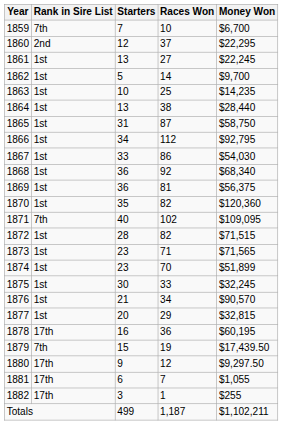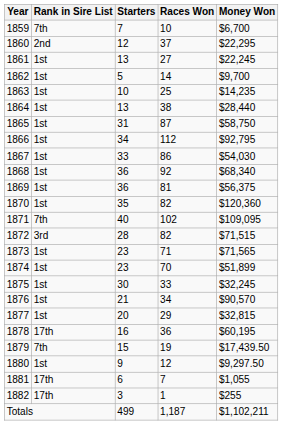(40, 236) 1st -> (41, 236) 3rd
(44, 364) 17th -> (40, 364) 1st
